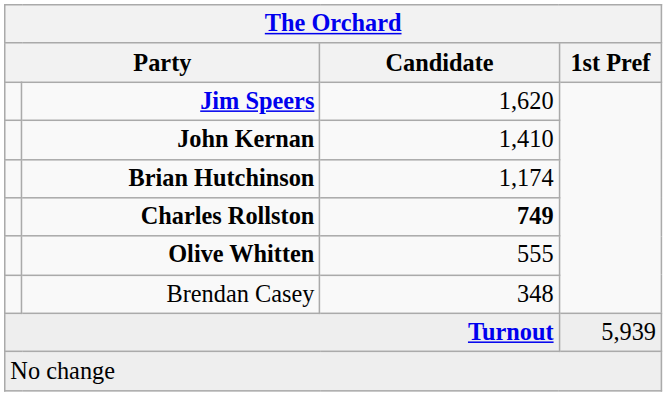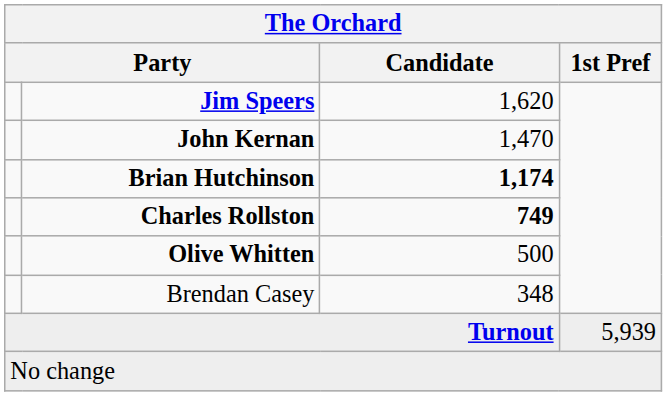(526, 139) 1,410 -> (526, 139) 1,470
(526, 178) normal -> (526, 178) bold
(535, 255) 555 -> (535, 255) 500
